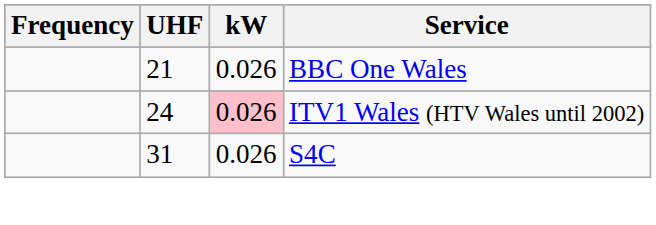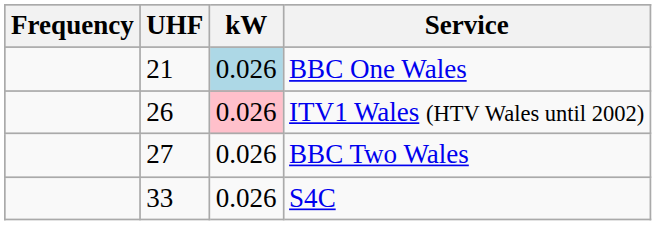(246, 68) no background -> (246, 68) lightblue background
(160, 111) 24 -> (160, 111) 26
+ row: (379, 154)
(160, 154) 31 -> (160, 197) 33
